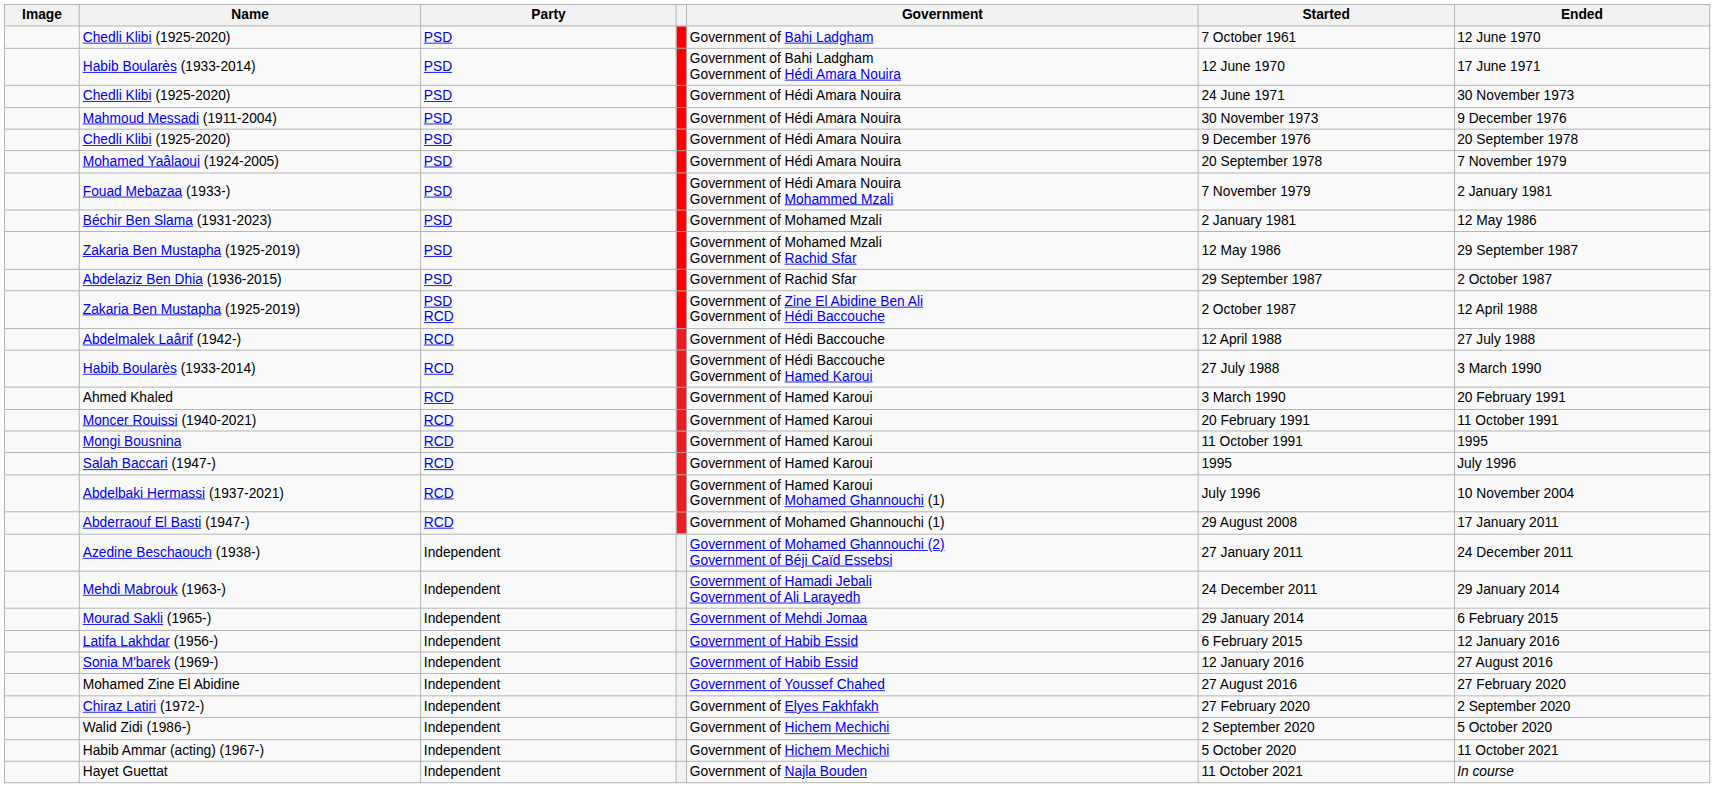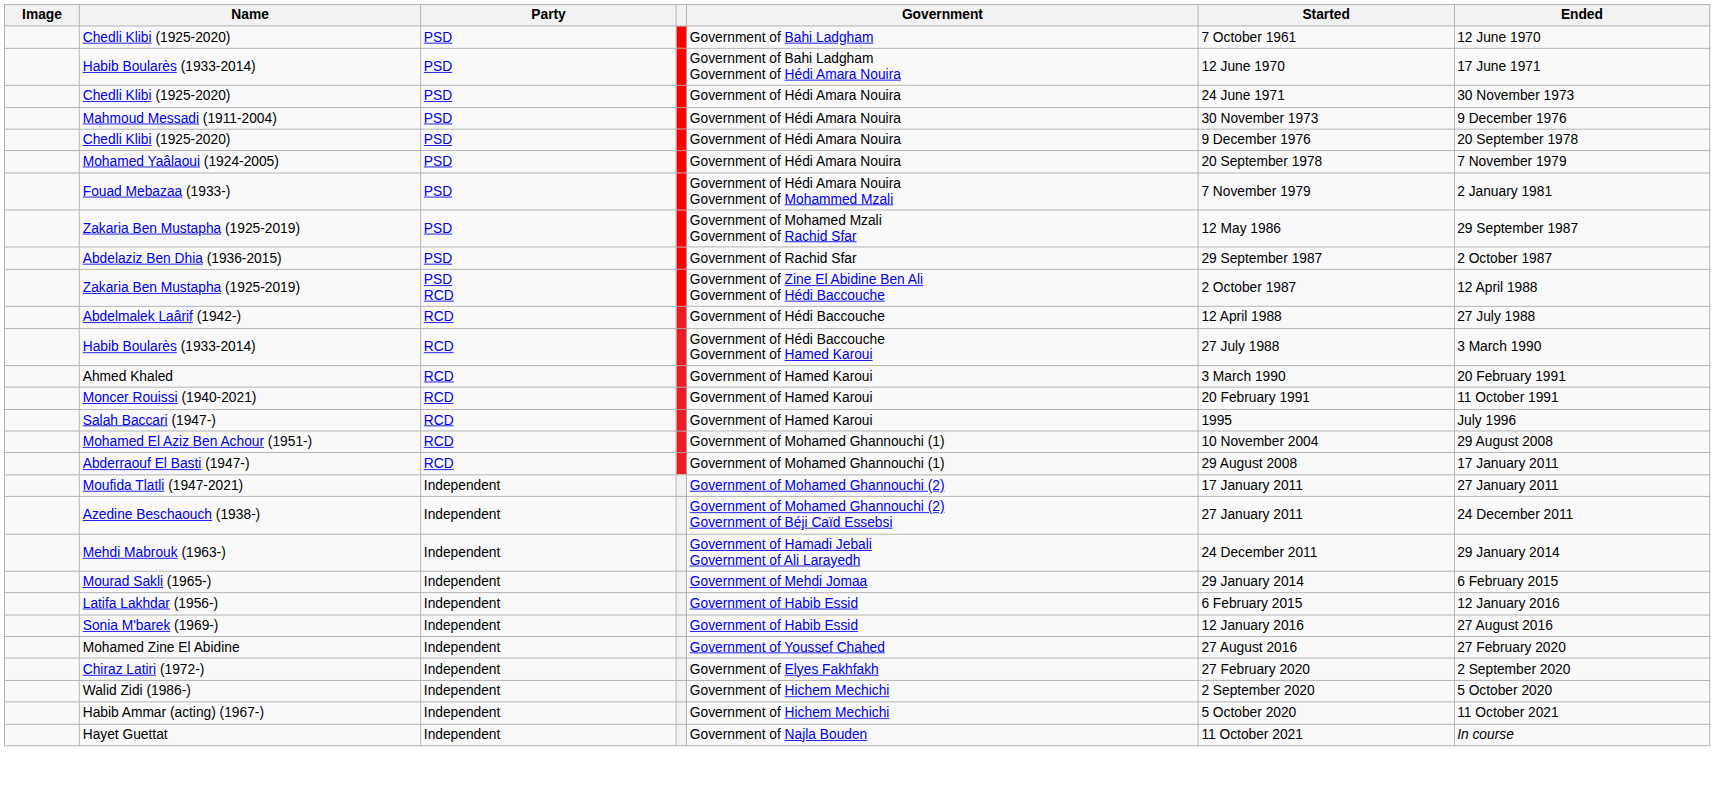- row: (177, 220)
- row: (132, 441)
- row: (183, 493)
+ row: (197, 441)
+ row: (163, 485)
